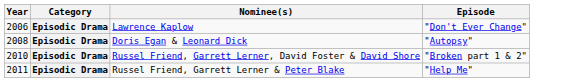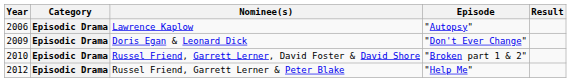+ column: (547, 12)
(476, 26) "Don't Ever Change" -> (449, 26) "Autopsy"
(17, 41) 2008 -> (17, 41) 2009
(449, 41) "Autopsy" -> (476, 41) "Don't Ever Change"
(17, 70) 2011 -> (17, 70) 2012
